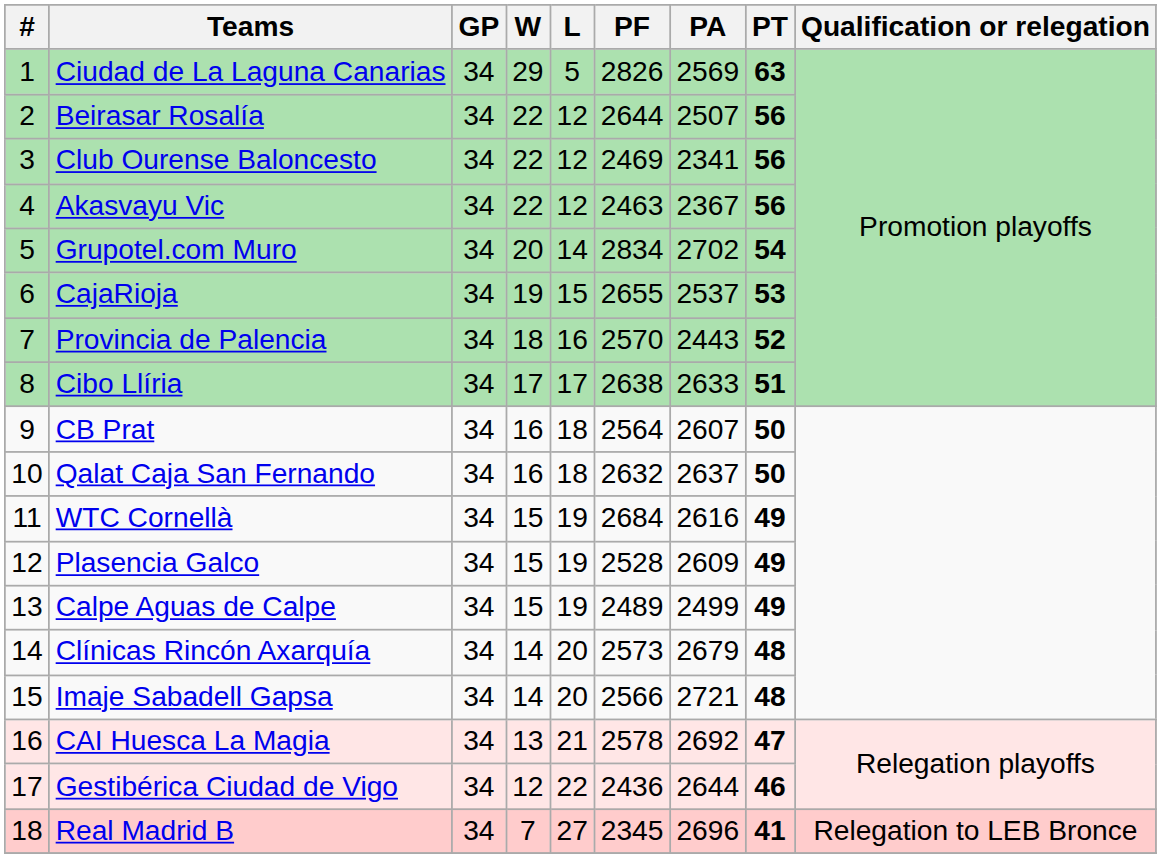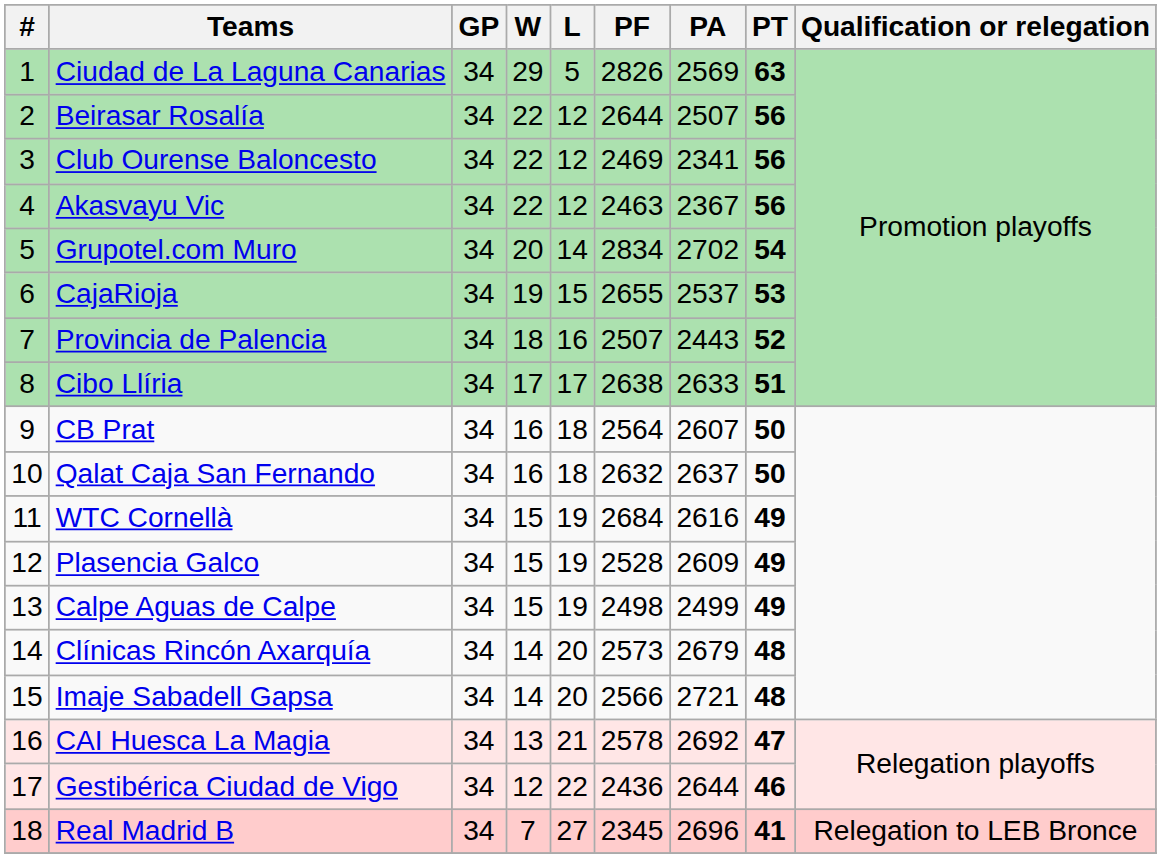(632, 339) 2570 -> (632, 339) 2507
(632, 607) 2489 -> (632, 607) 2498
